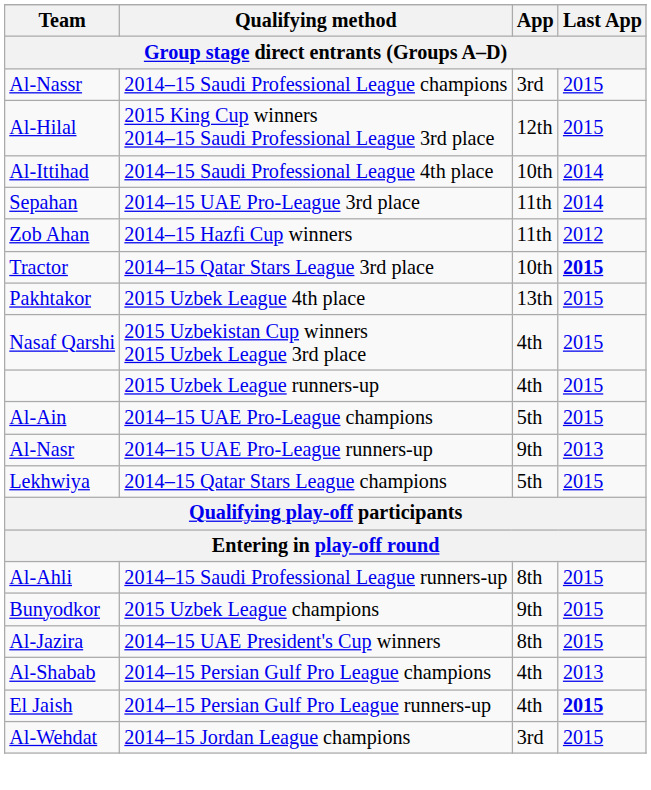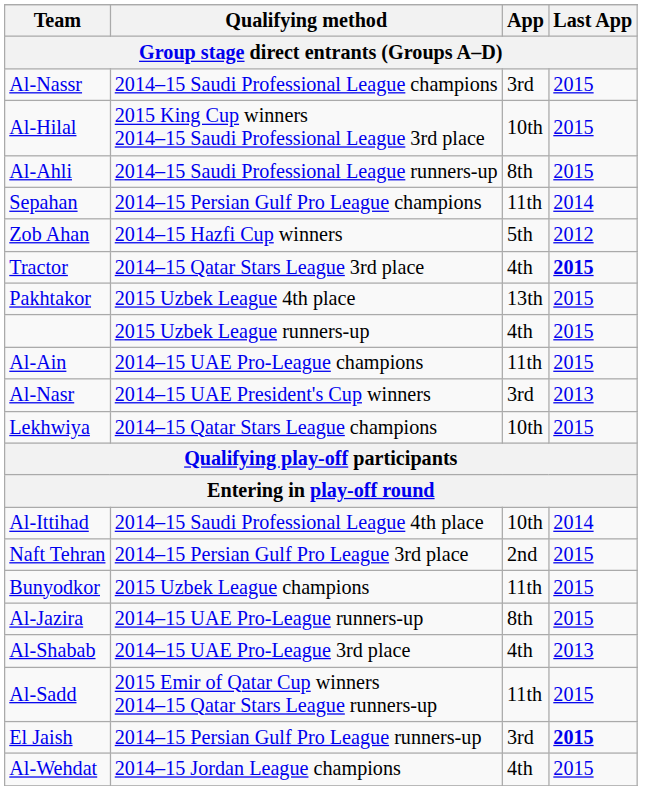(535, 127) 12th -> (525, 127) 10th
rows swapped: (41, 577) <-> (49, 171)
(272, 203) 2014–15 UAE Pro-League 3rd place -> (298, 203) 2014–15 Persian Gulf Pro League champions
(534, 235) 11th -> (520, 235) 5th
(535, 266) 10th -> (520, 266) 4th
- row: (62, 342)
(530, 417) 5th -> (525, 362) 11th
(279, 449) 2014–15 UAE Pro-League runners-up -> (273, 394) 2014–15 UAE President's Cup winners
(530, 449) 9th -> (520, 394) 3rd
(530, 481) 5th -> (525, 426) 10th
+ row: (57, 554)
(530, 609) 9th -> (525, 586) 11th
(282, 641) 2014–15 UAE President's Cup winners -> (269, 618) 2014–15 UAE Pro-League runners-up
(308, 673) 2014–15 Persian Gulf Pro League champions -> (263, 650) 2014–15 UAE Pro-League 3rd place
+ row: (43, 693)
(530, 705) 4th -> (520, 737) 3rd
(530, 737) 3rd -> (520, 769) 4th
